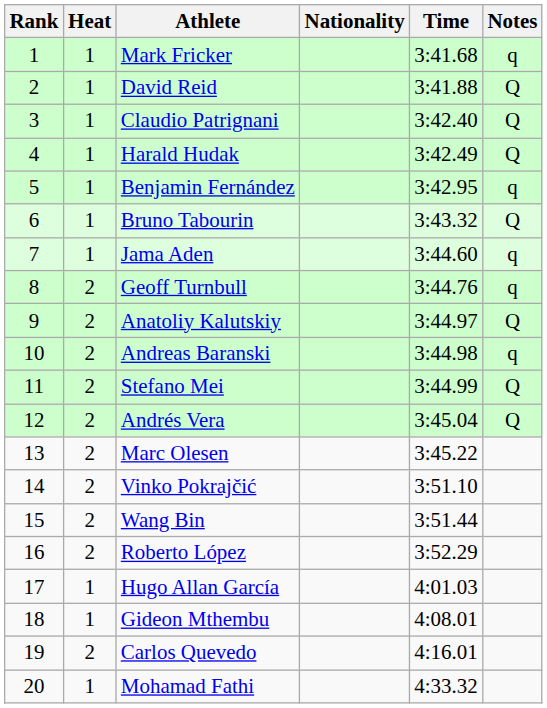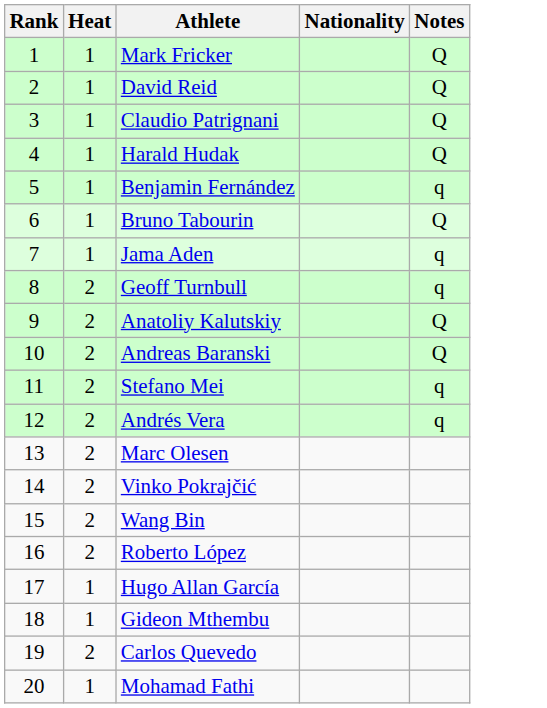- column: (446, 21)
(512, 54) q -> (439, 54) Q
(512, 353) q -> (439, 353) Q
(512, 386) Q -> (439, 386) q
(512, 420) Q -> (439, 420) q
